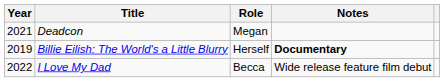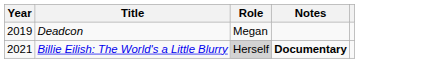(20, 31) 2021 -> (20, 31) 2019
(20, 49) 2019 -> (20, 49) 2021
(251, 49) no background -> (251, 49) lightgrey background
- row: (74, 67)
